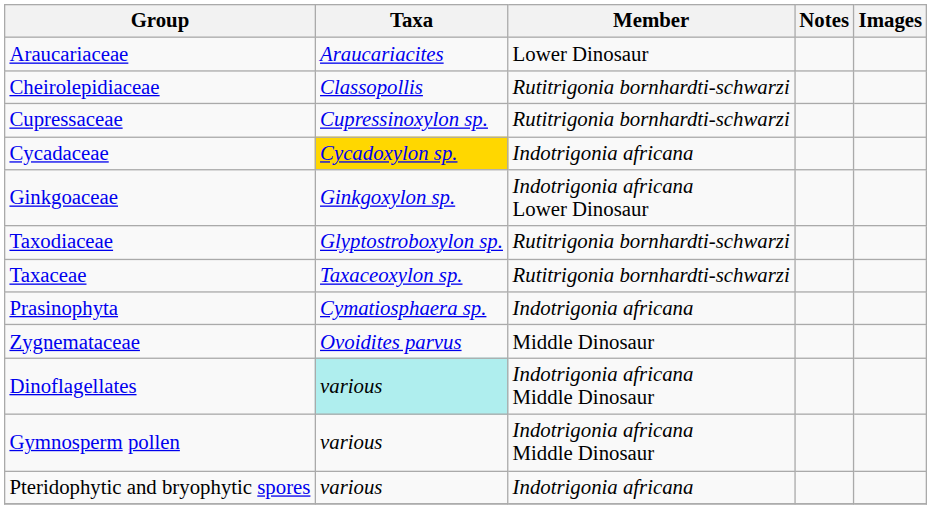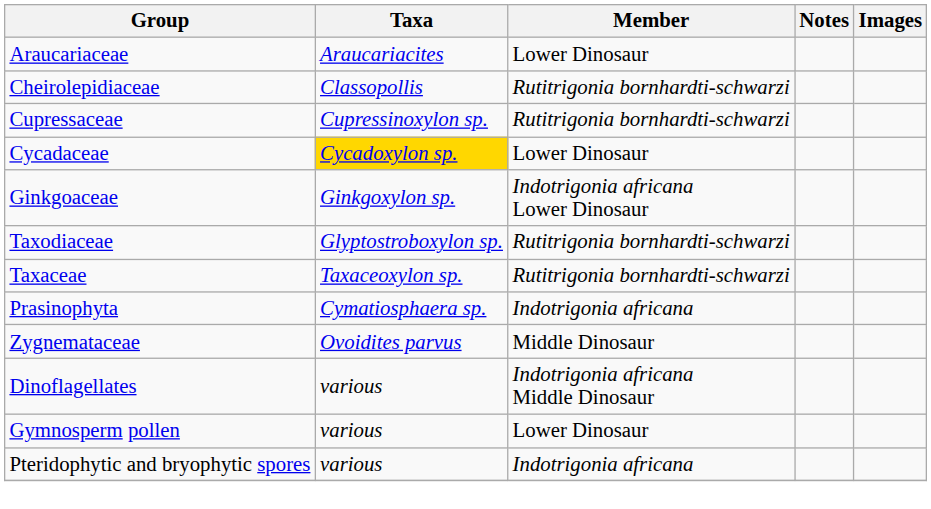(603, 152) Indotrigonia africana -> (580, 152) Lower Dinosaur
(351, 385) paleturquoise background -> (351, 385) no background
(603, 442) Indotrigonia africana Middle Dinosaur -> (580, 430) Lower Dinosaur
